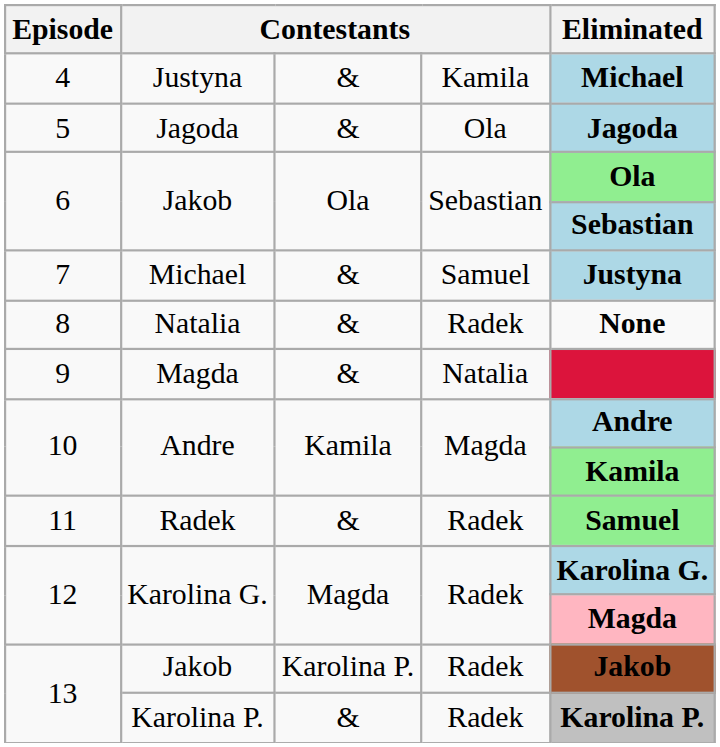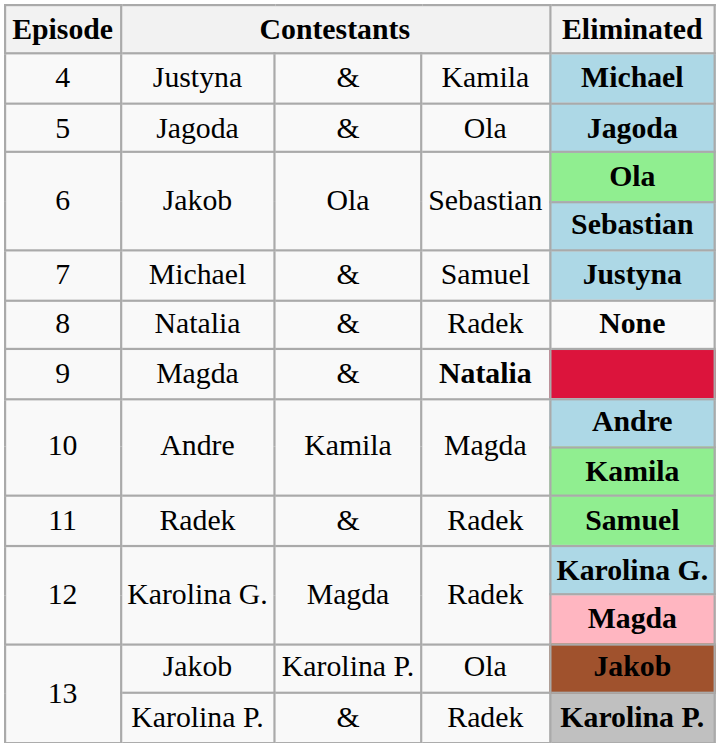(485, 372) normal -> (485, 372) bold
(485, 667) Radek -> (485, 667) Ola
